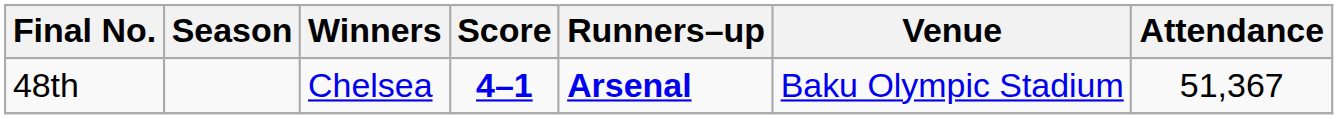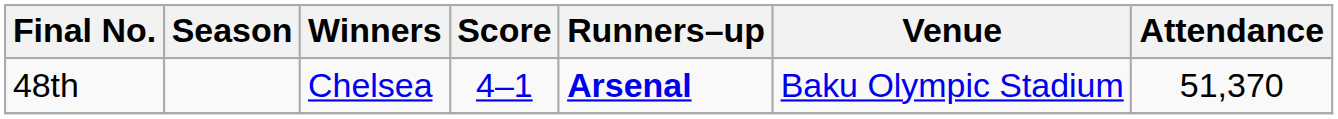(504, 85) bold -> (504, 85) normal
(1232, 85) 51,367 -> (1232, 85) 51,370
